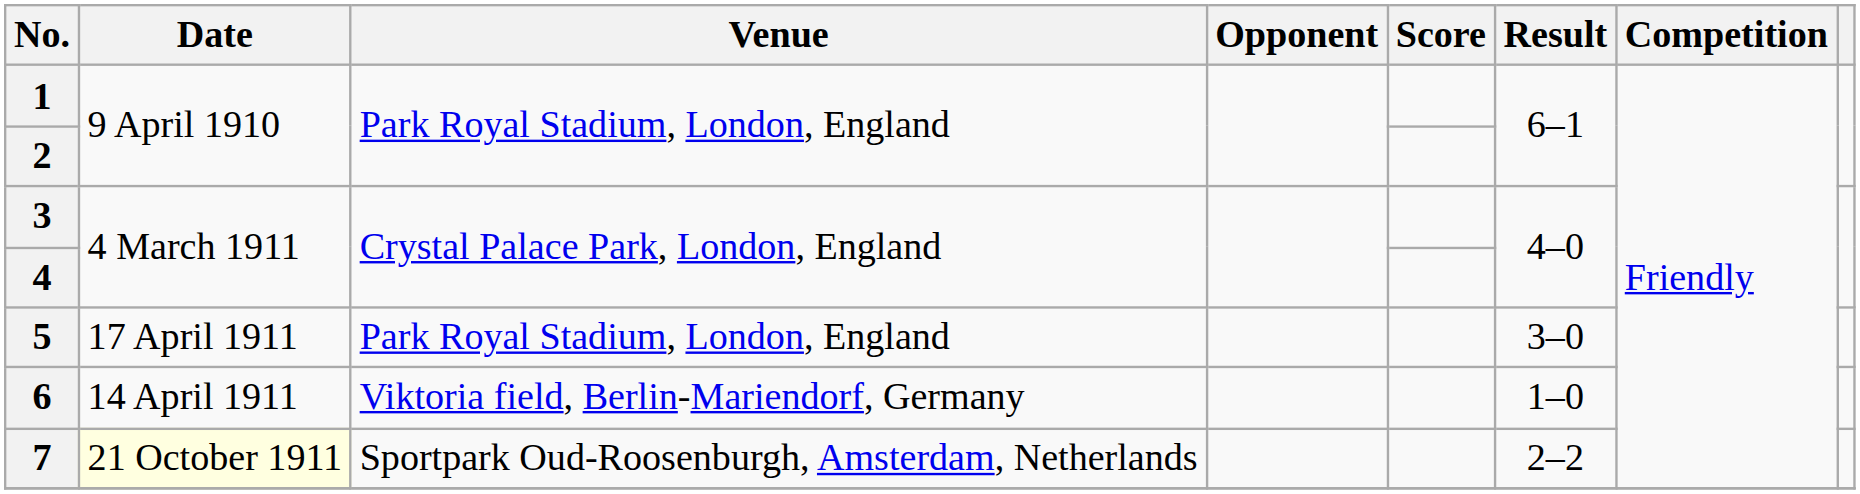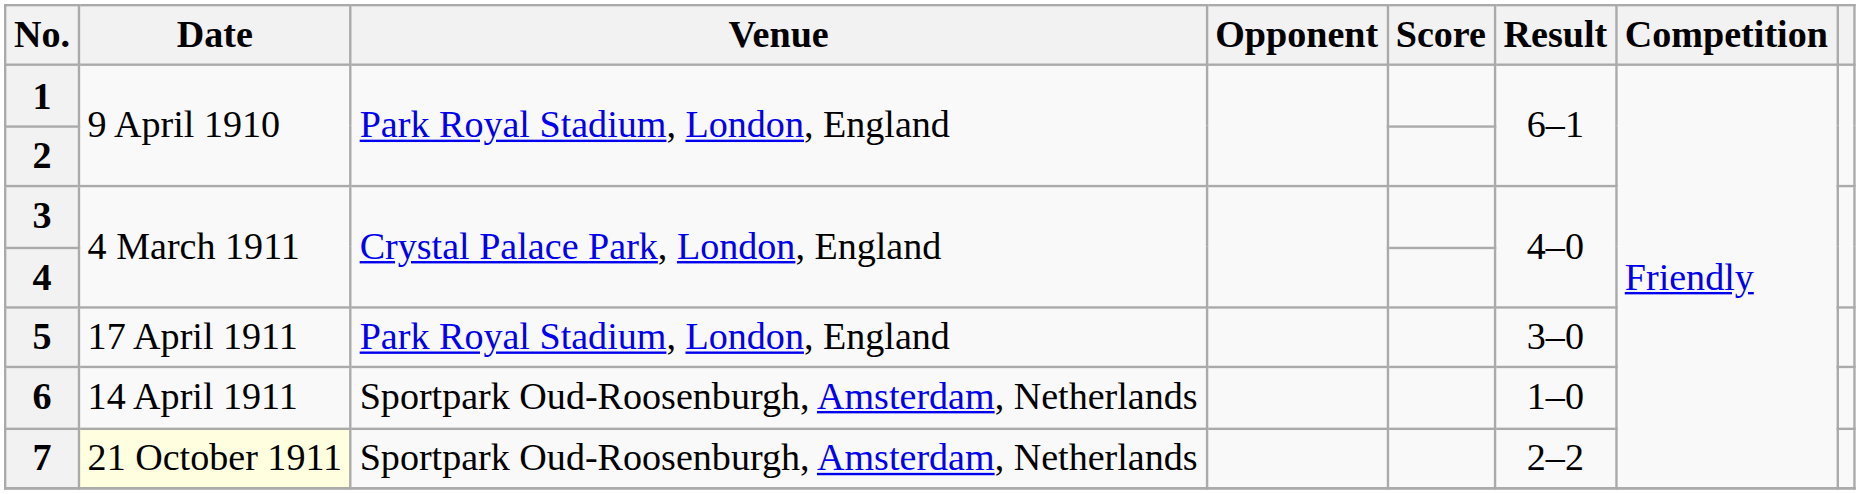(692, 397) Viktoria field, Berlin-Mariendorf, Germany -> (779, 397) Sportpark Oud-Roosenburgh, Amsterdam, Netherlands
